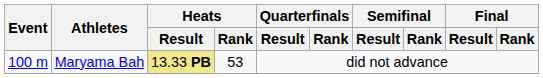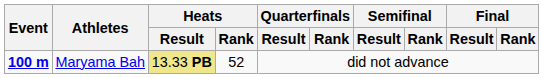(28, 62) normal -> (28, 62) bold
(235, 62) 53 -> (236, 62) 52
